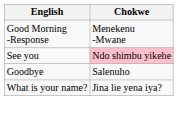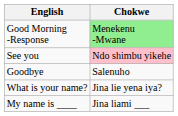(113, 34) no background -> (113, 34) lightgreen background
+ row: (42, 103)
